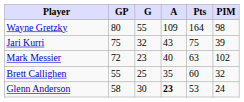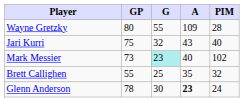- column: (200, 12)
(220, 27) 98 -> (217, 27) 28
(220, 43) 39 -> (217, 43) 40
(116, 58) 72 -> (129, 58) 73
(142, 58) no background -> (158, 58) paleturquoise background
(116, 89) 58 -> (129, 89) 78
